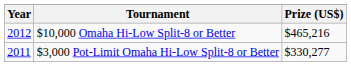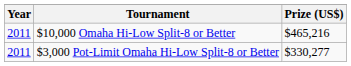(19, 33) 2012 -> (19, 33) 2011
